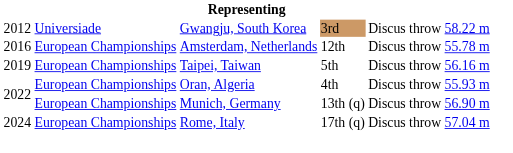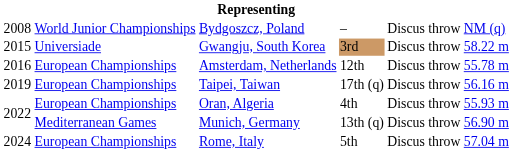+ row: (252, 28)
(17, 28) 2012 -> (17, 47) 2015
(330, 66) 5th -> (362, 85) 17th (q)
(105, 103) European Championships -> (95, 122) Mediterranean Games
(343, 122) 17th (q) -> (349, 141) 5th
